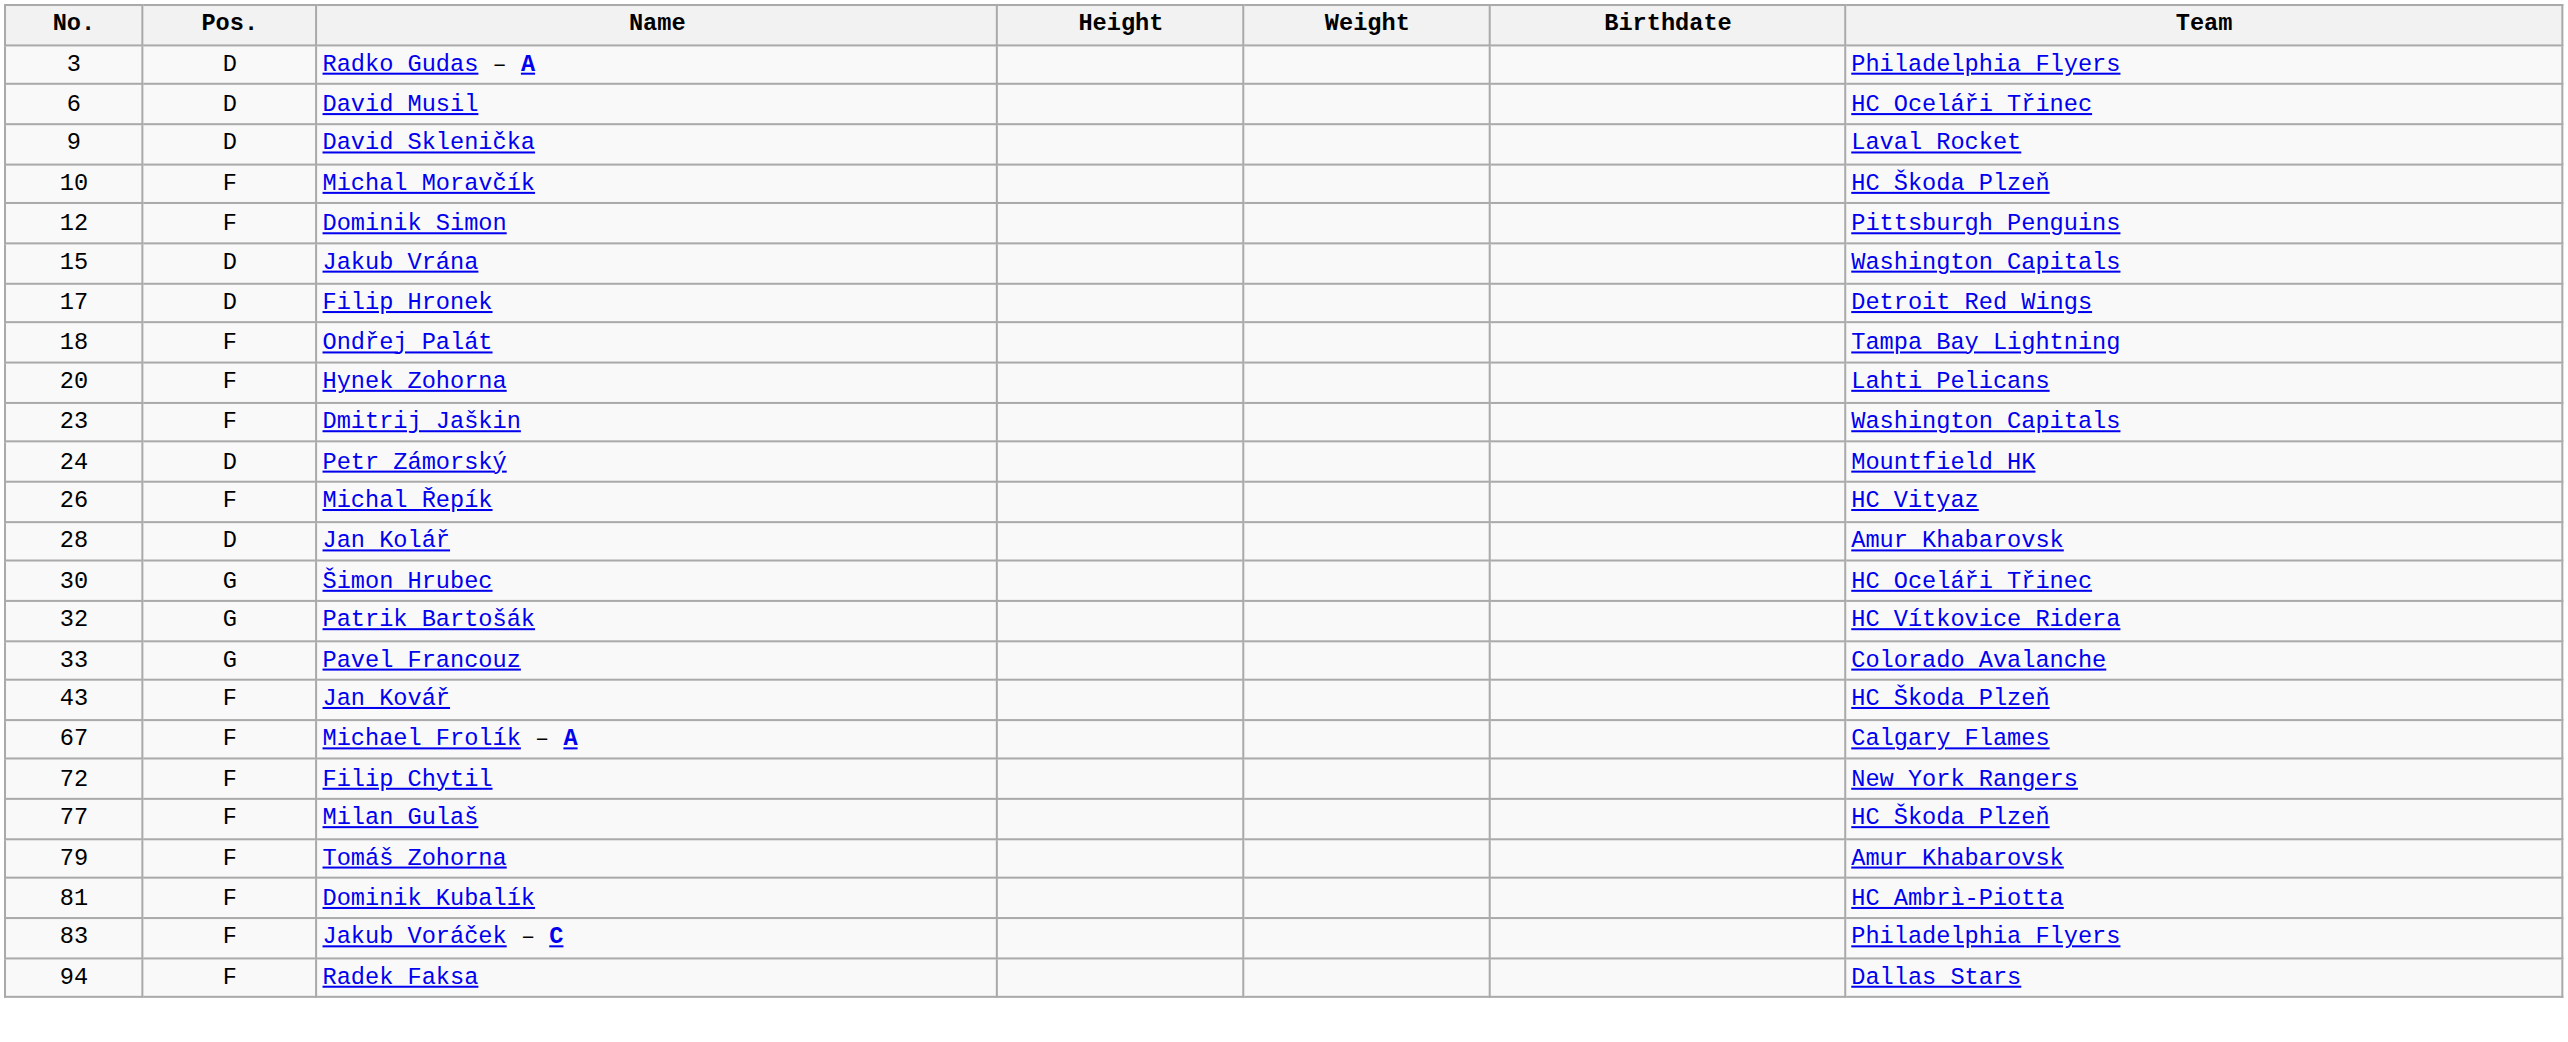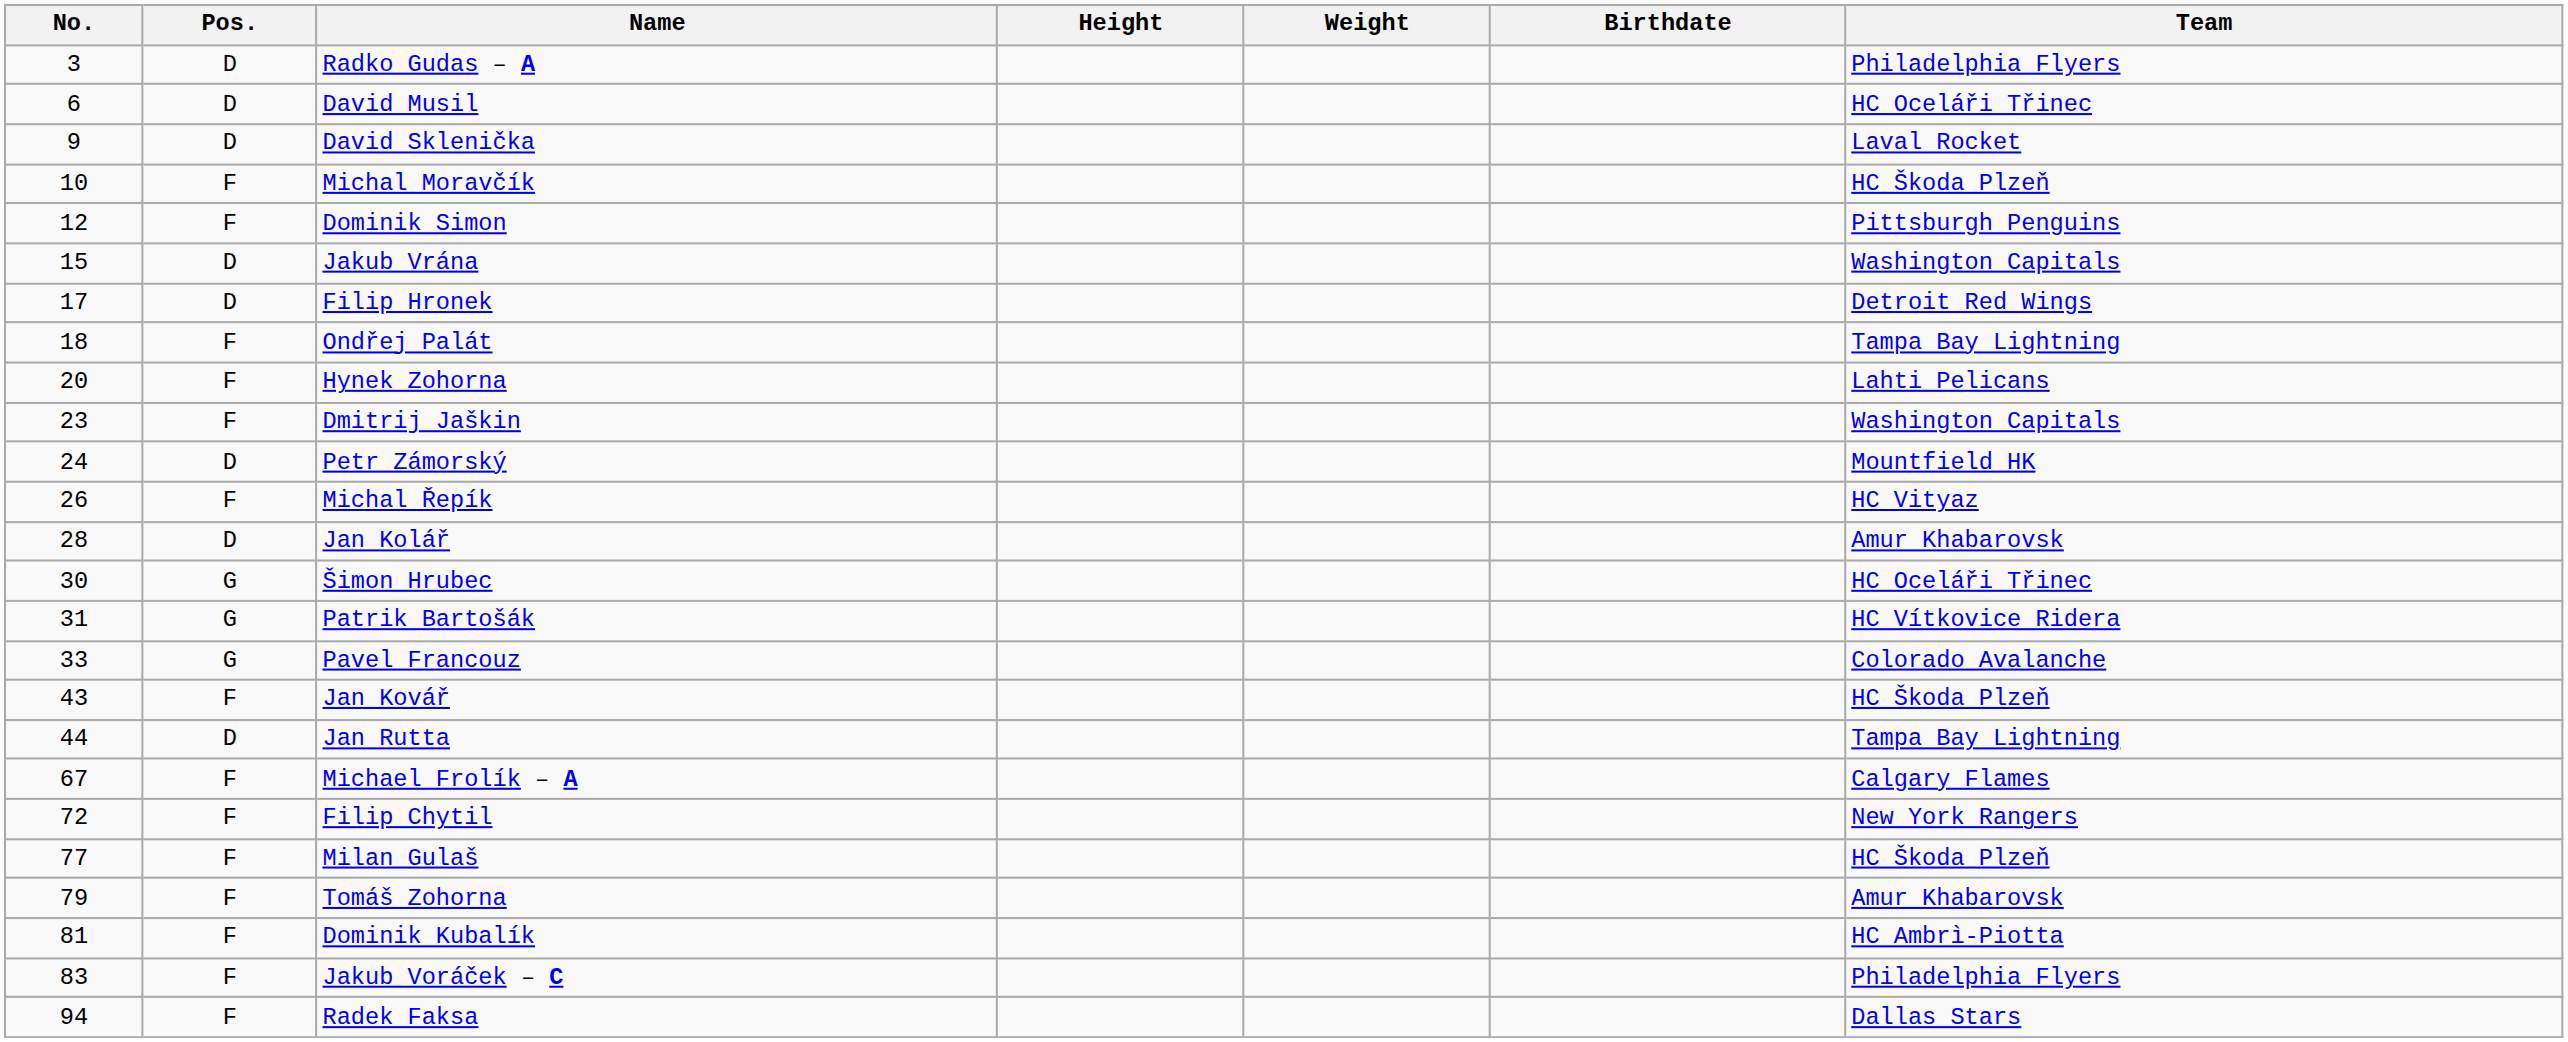(74, 620) 32 -> (74, 620) 31
+ row: (386, 739)
